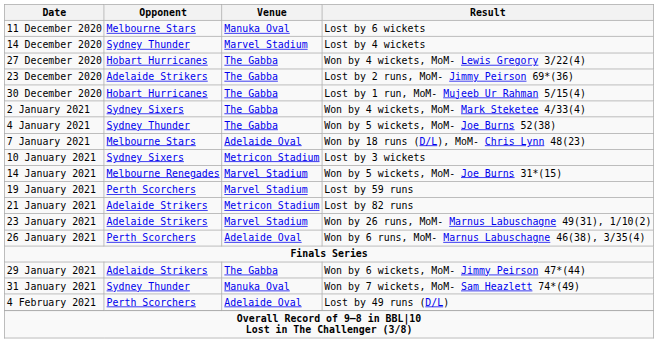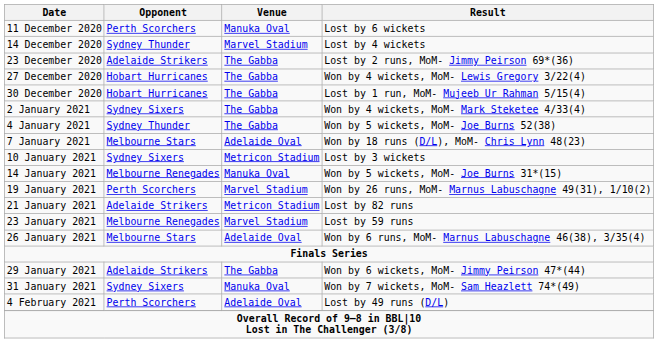(151, 29) Melbourne Stars -> (151, 29) Perth Scorchers
rows swapped: (54, 77) <-> (54, 61)
(266, 173) Marvel Stadium -> (257, 173) Manuka Oval
(369, 190) Lost by 59 runs -> (488, 190) Won by 26 runs, MoM- Marnus Labuschagne 49(31), 1/10(2)
(157, 222) Adelaide Strikers -> (163, 222) Melbourne Renegades
(488, 222) Won by 26 runs, MoM- Marnus Labuschagne 49(31), 1/10(2) -> (369, 222) Lost by 59 runs
(151, 238) Perth Scorchers -> (151, 238) Melbourne Stars
(148, 286) Sydney Thunder -> (145, 286) Sydney Sixers
